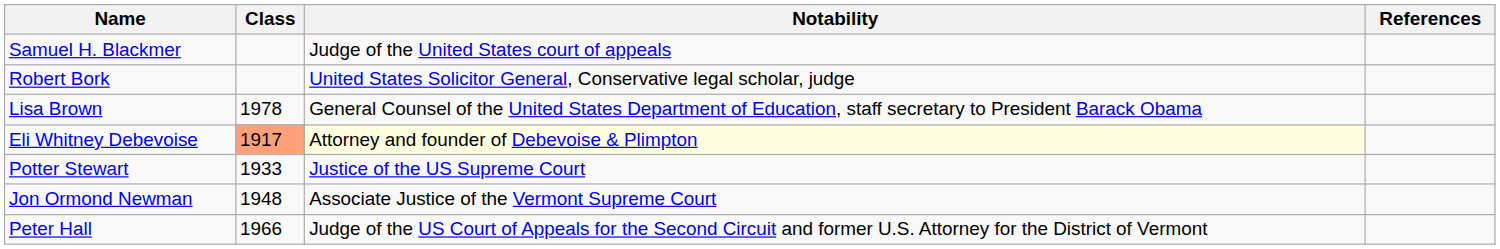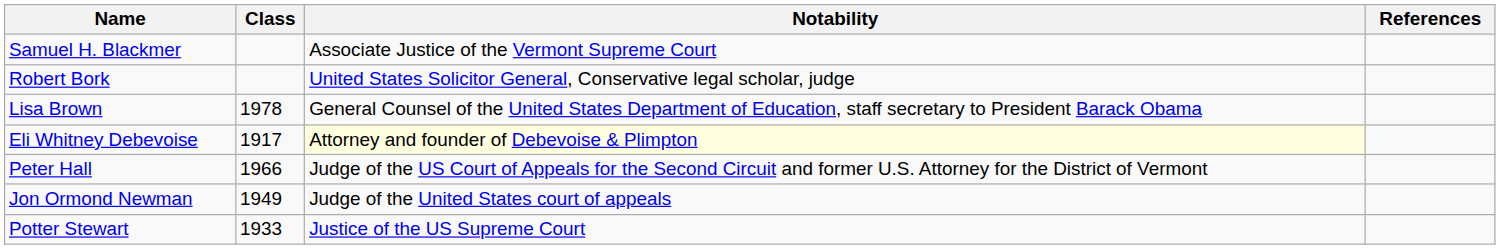(490, 49) Judge of the United States court of appeals -> (513, 49) Associate Justice of the Vermont Supreme Court
(261, 139) lightsalmon background -> (261, 139) no background
rows swapped: (50, 229) <-> (69, 169)
(261, 199) 1948 -> (261, 199) 1949
(513, 199) Associate Justice of the Vermont Supreme Court -> (490, 199) Judge of the United States court of appeals
